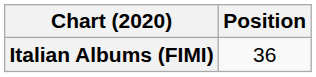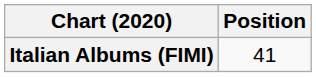(265, 54) 36 -> (265, 54) 41
